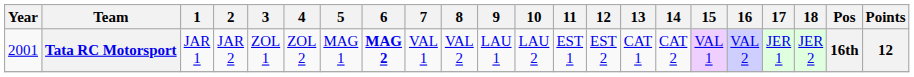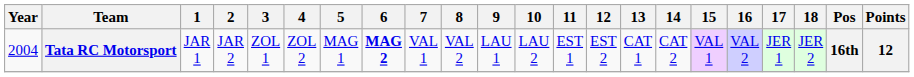(23, 49) 2001 -> (23, 49) 2004
